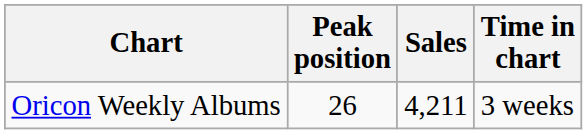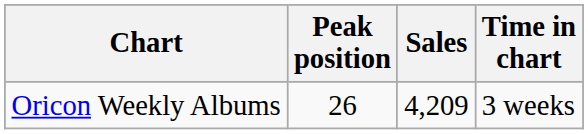(436, 104) 4,211 -> (436, 104) 4,209
